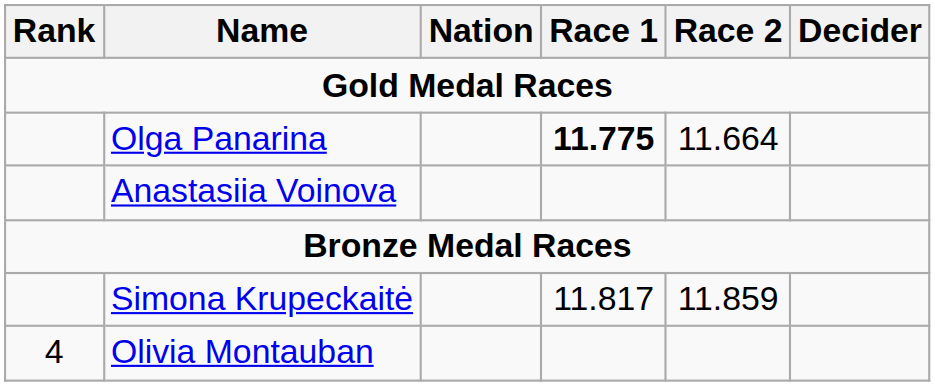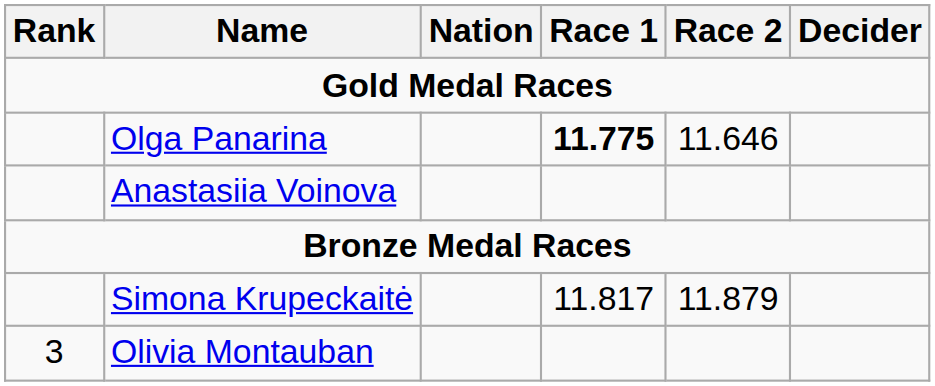(728, 138) 11.664 -> (728, 138) 11.646
(728, 298) 11.859 -> (728, 298) 11.879
(54, 352) 4 -> (54, 352) 3
